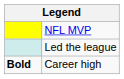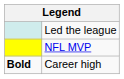rows swapped: (68, 30) <-> (80, 47)
